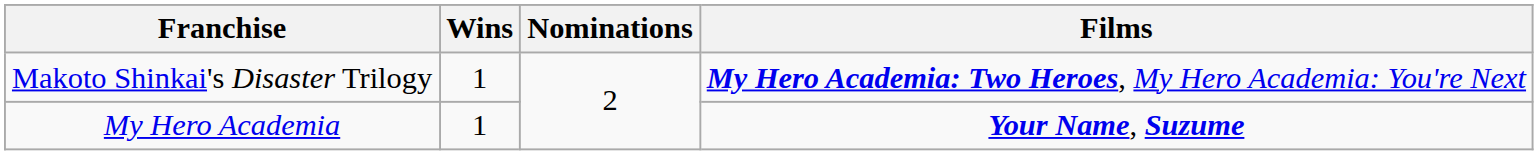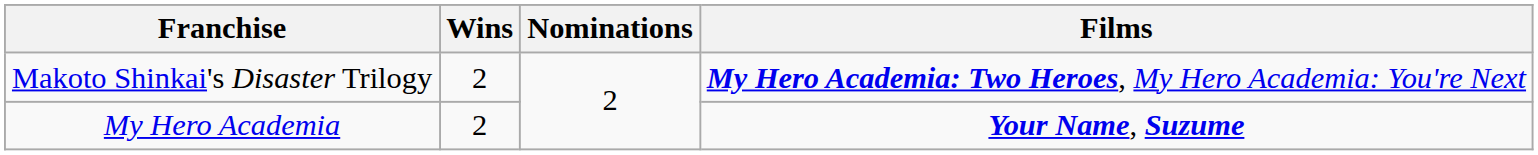(480, 76) 1 -> (480, 76) 2
(480, 125) 1 -> (480, 125) 2
